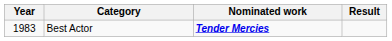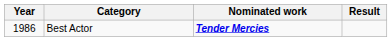(24, 28) 1983 -> (24, 28) 1986
